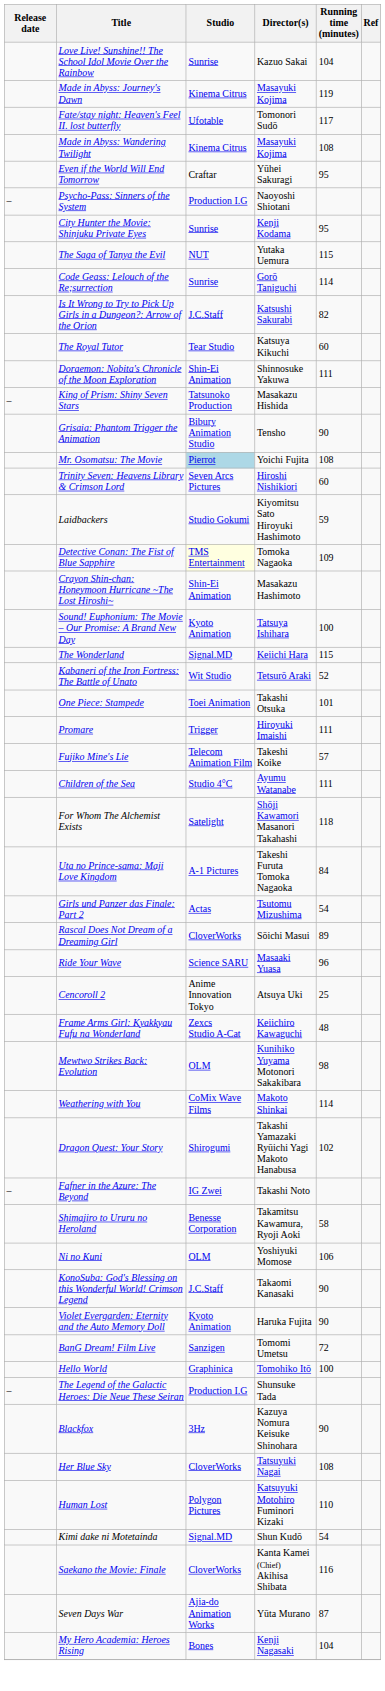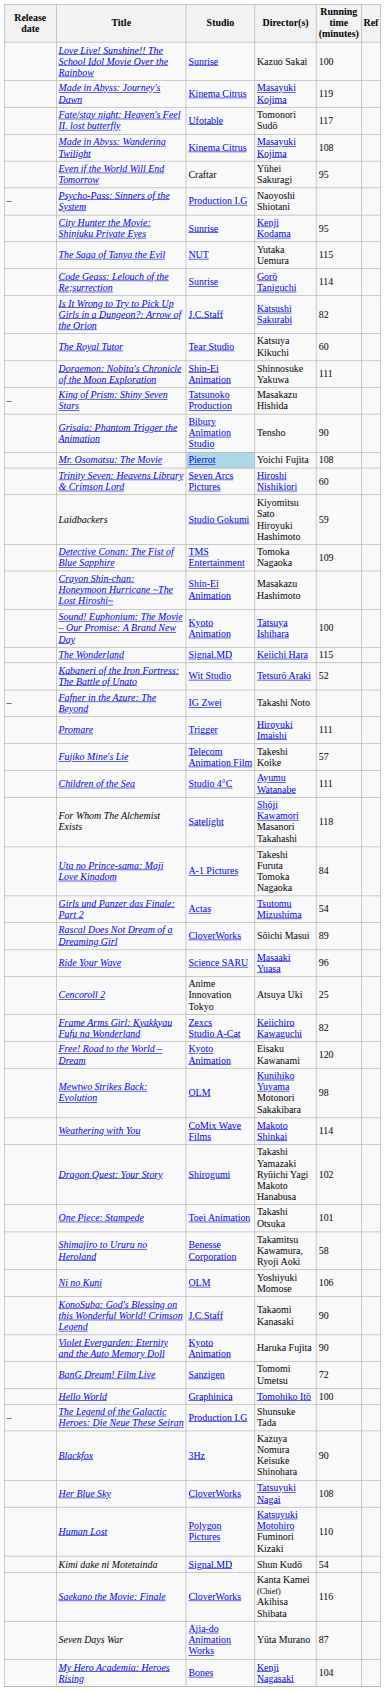(326, 61) 104 -> (326, 61) 100
(217, 557) lightyellow background -> (217, 557) no background
rows swapped: (107, 1191) <-> (101, 703)
(324, 1028) 48 -> (324, 1028) 82
+ row: (110, 1055)
